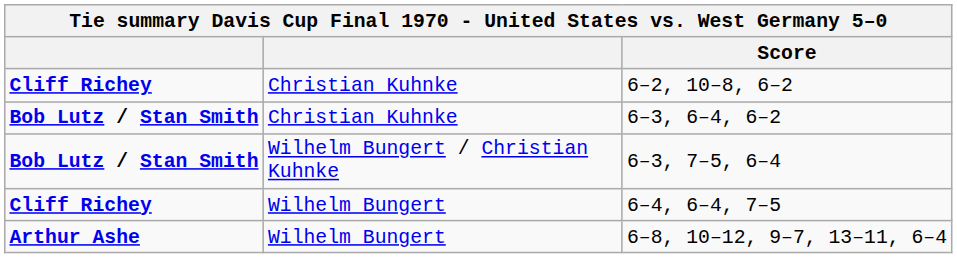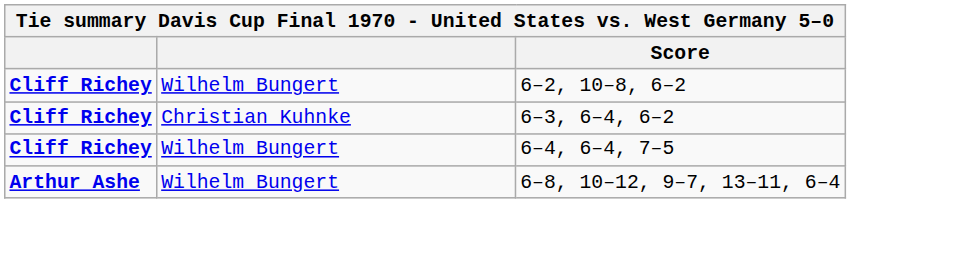(363, 85) Christian Kuhnke -> (250, 85) Wilhelm Bungert
(134, 117) Bob Lutz / Stan Smith -> (81, 117) Cliff Richey
- row: (704, 161)
